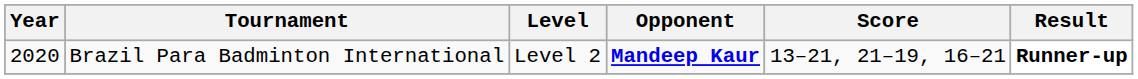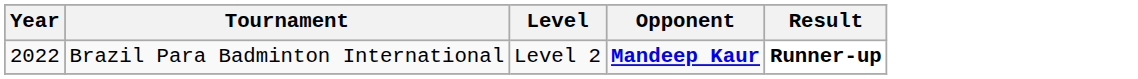- column: (888, 22)
(35, 57) 2020 -> (35, 57) 2022
